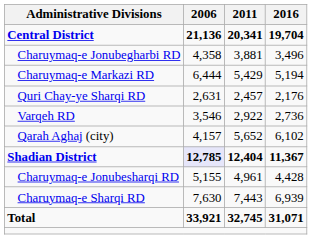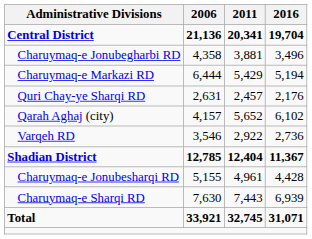rows swapped: (46, 116) <-> (66, 136)
(204, 156) lavender background -> (204, 156) no background
